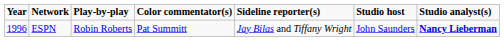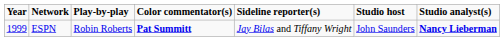(17, 28) 1996 -> (17, 28) 1999
(162, 28) normal -> (164, 28) bold
